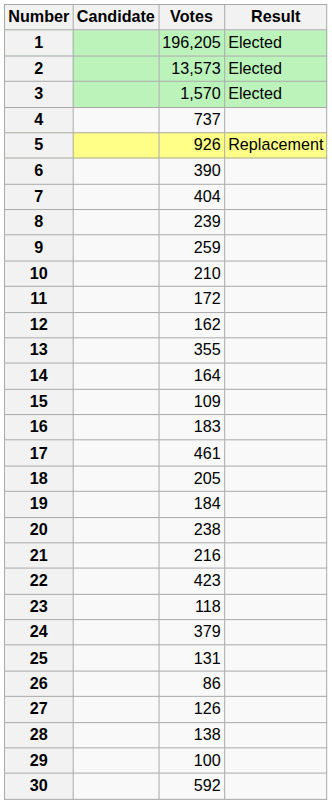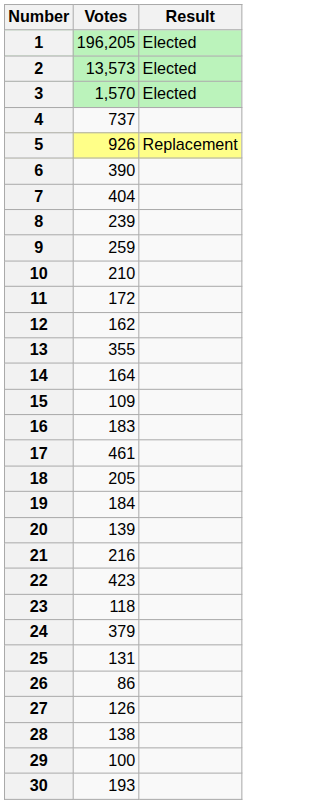- column: (116, 17)
(207, 529) 238 -> (122, 529) 139
(207, 786) 592 -> (122, 786) 193
